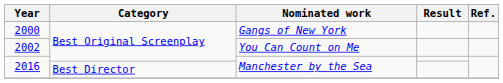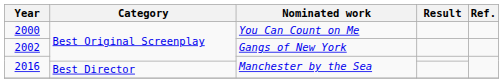(293, 30) Gangs of New York -> (299, 30) You Can Count on Me
(299, 47) You Can Count on Me -> (293, 47) Gangs of New York
